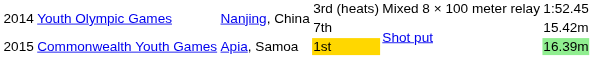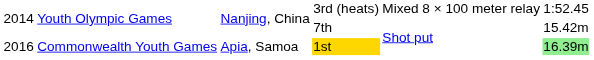(19, 46) 2015 -> (19, 46) 2016
